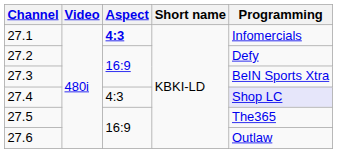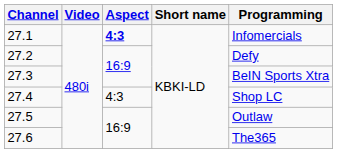(257, 96) lavender background -> (257, 96) no background
(254, 117) The365 -> (252, 117) Outlaw
(252, 138) Outlaw -> (254, 138) The365
